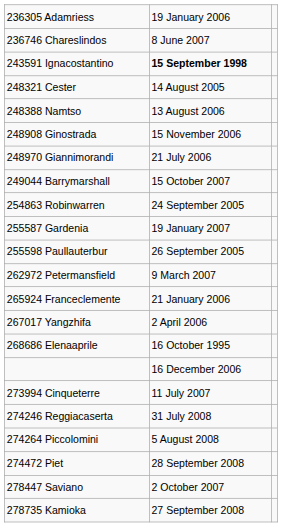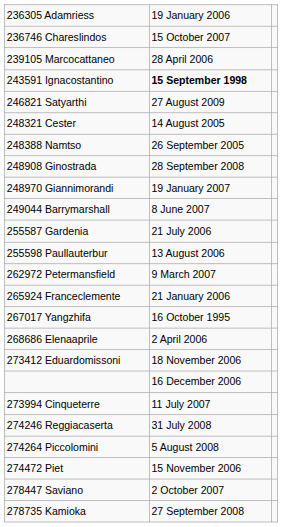(181, 40) 8 June 2007 -> (191, 37) 15 October 2007
+ row: (61, 59)
+ row: (47, 102)
(188, 111) 13 August 2006 -> (198, 145) 26 September 2005
(196, 134) 15 November 2006 -> (198, 167) 28 September 2008
(181, 158) 21 July 2006 -> (191, 188) 19 January 2007
(191, 181) 15 October 2007 -> (181, 210) 8 June 2007
- row: (56, 205)
(191, 228) 19 January 2007 -> (181, 231) 21 July 2006
(198, 252) 26 September 2005 -> (188, 253) 13 August 2006
(179, 322) 2 April 2006 -> (191, 317) 16 October 1995
(191, 346) 16 October 1995 -> (179, 339) 2 April 2006
+ row: (64, 361)
(198, 463) 28 September 2008 -> (196, 468) 15 November 2006
